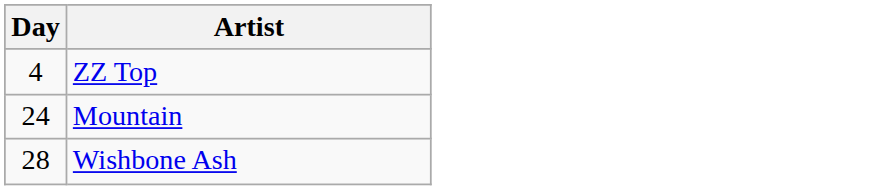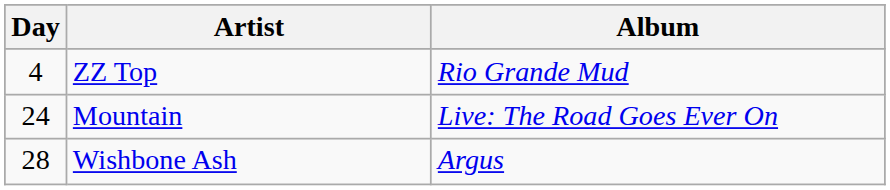+ column: (658, 26)
